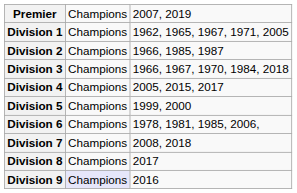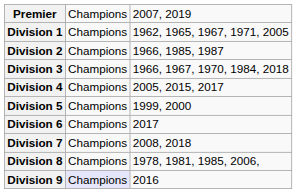(196, 124) 1978, 1981, 1985, 2006, -> (146, 124) 2017
(146, 161) 2017 -> (196, 161) 1978, 1981, 1985, 2006,
